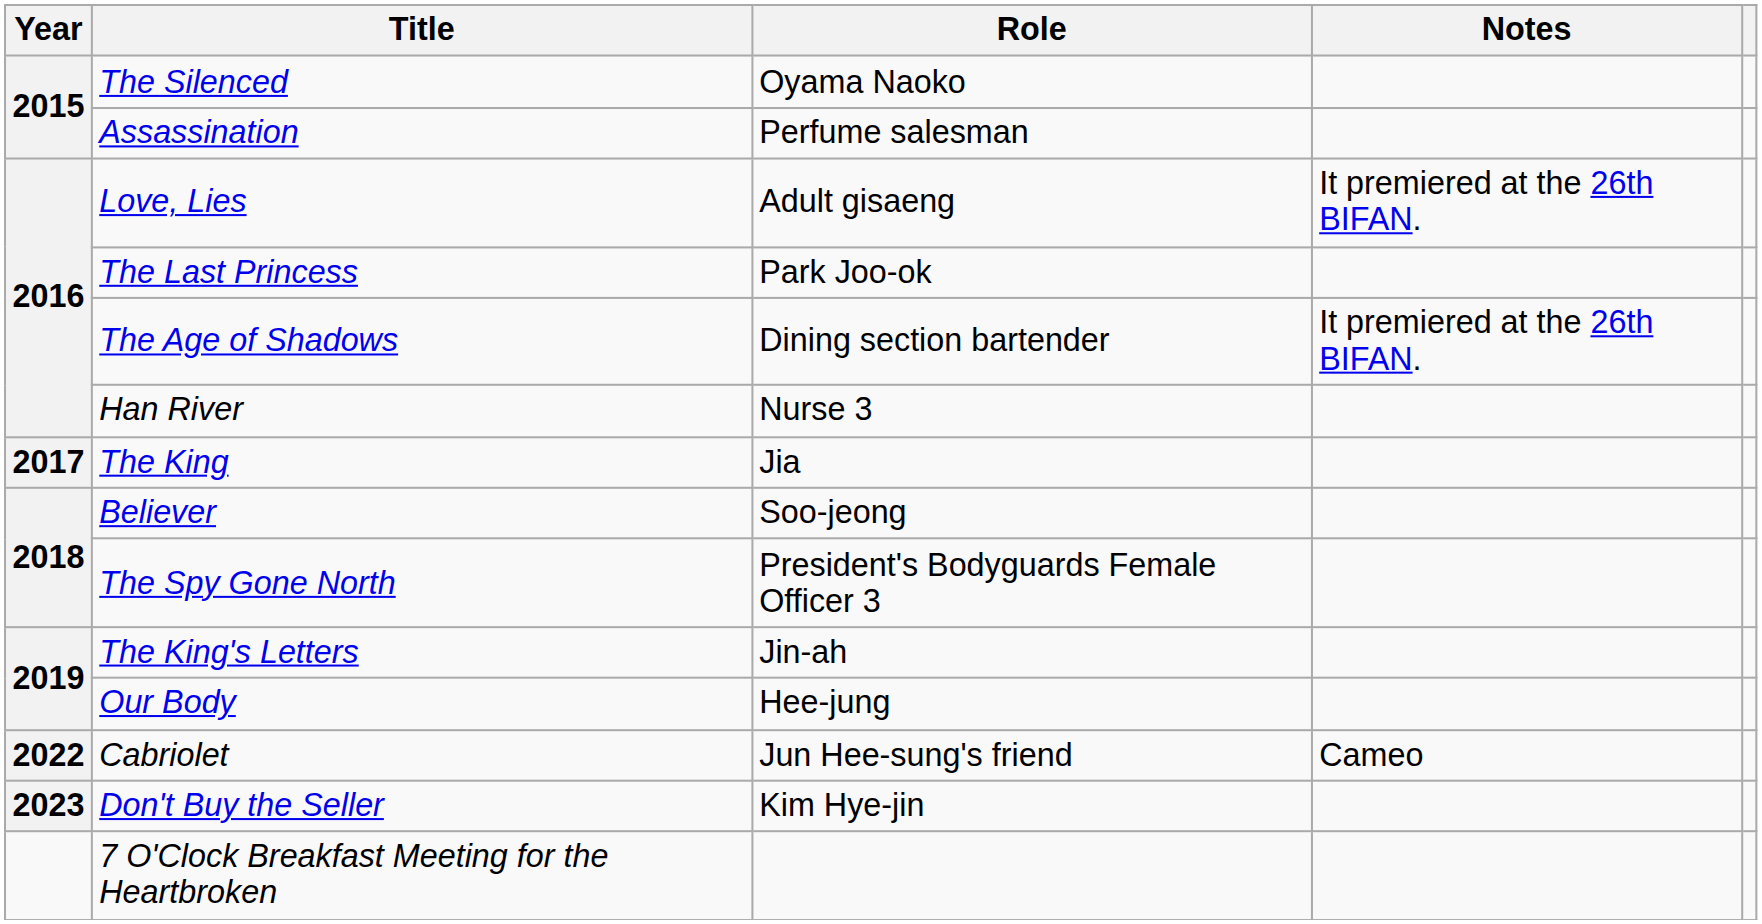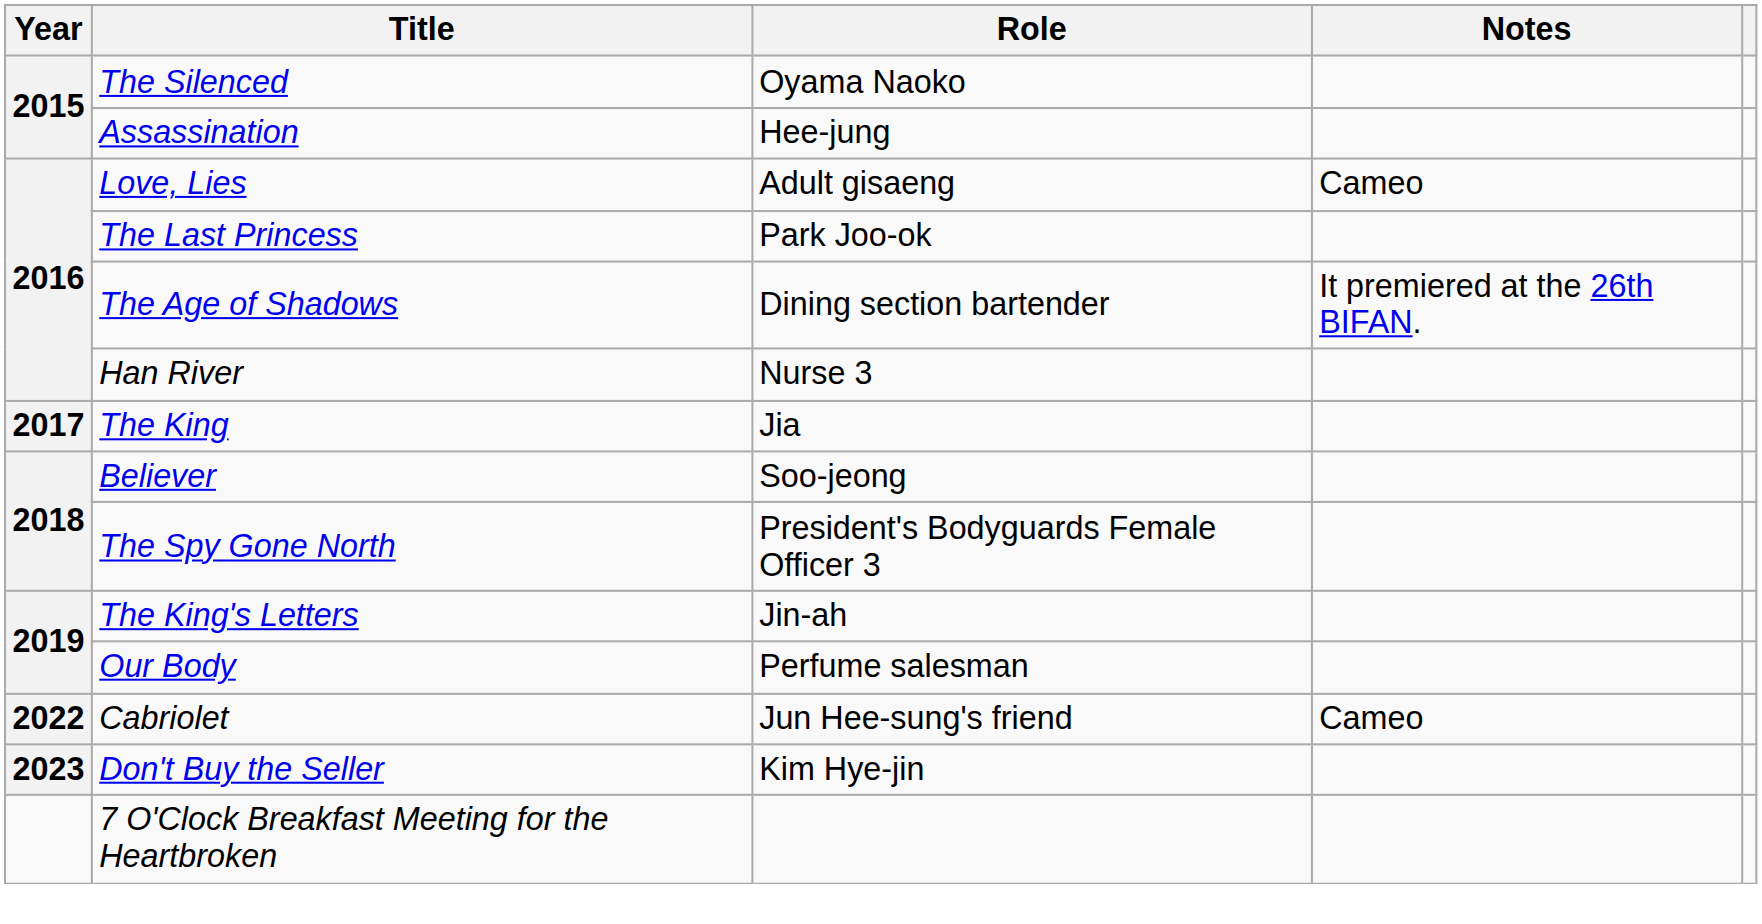(894, 132) Perfume salesman -> (825, 132) Hee-jung
(1486, 202) It premiered at the 26th BIFAN. -> (1371, 183) Cameo
(825, 703) Hee-jung -> (894, 666) Perfume salesman
